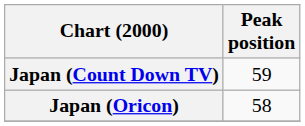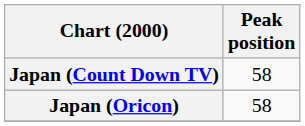(262, 74) 59 -> (262, 74) 58
